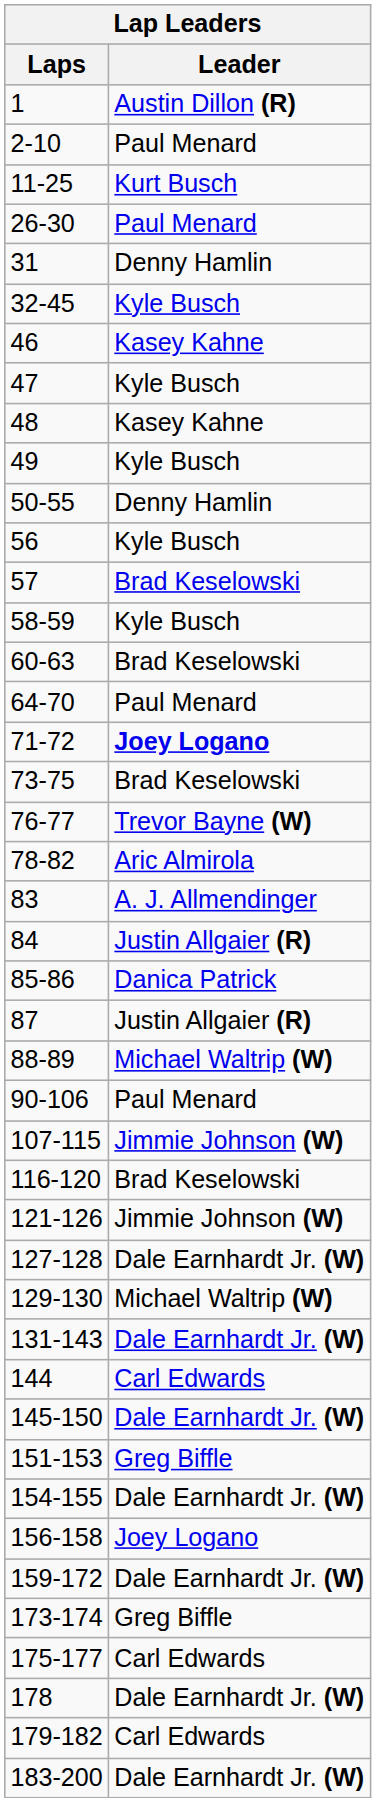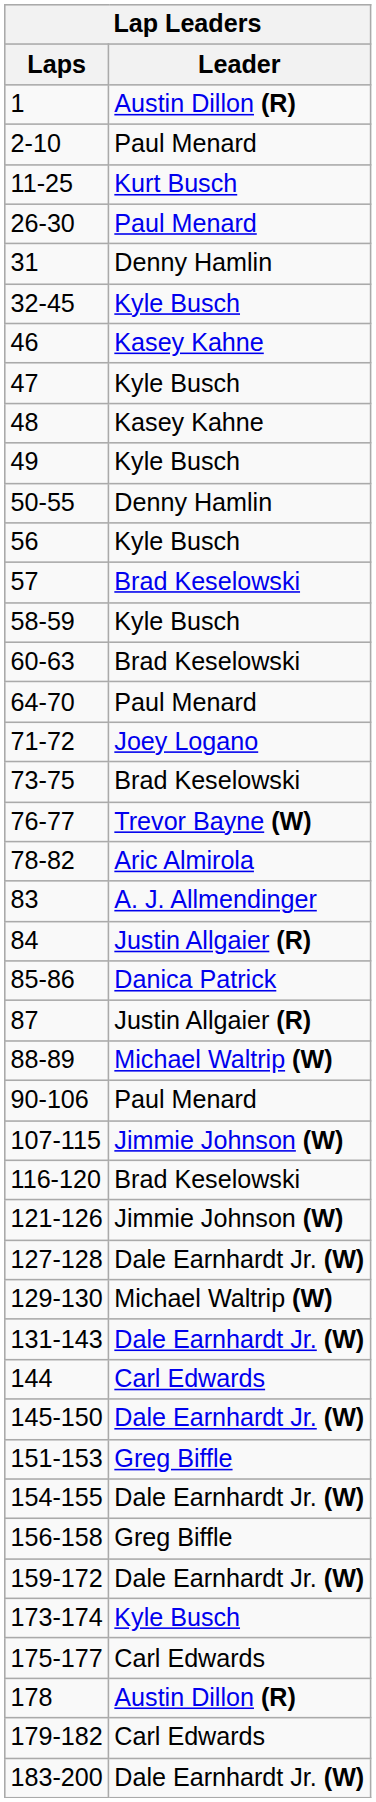(192, 741) bold -> (186, 741) normal
(186, 1538) Joey Logano -> (173, 1538) Greg Biffle
(173, 1617) Greg Biffle -> (177, 1617) Kyle Busch
(239, 1697) Dale Earnhardt Jr. (W) -> (205, 1697) Austin Dillon (R)
